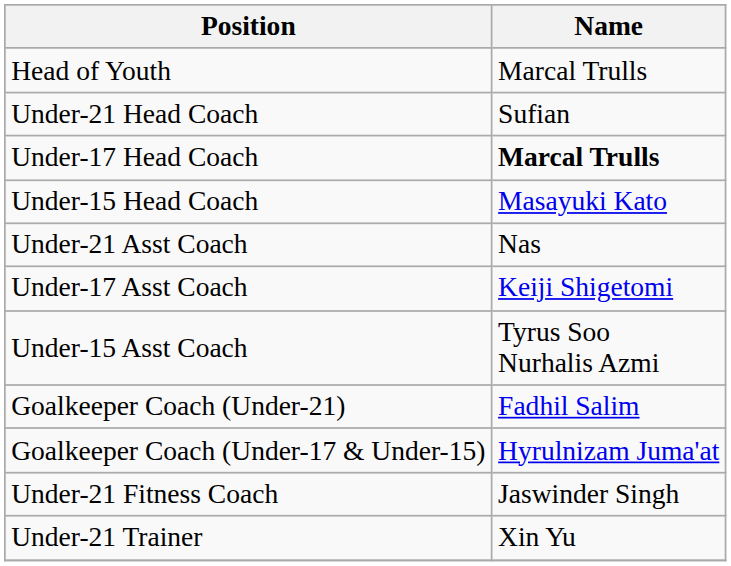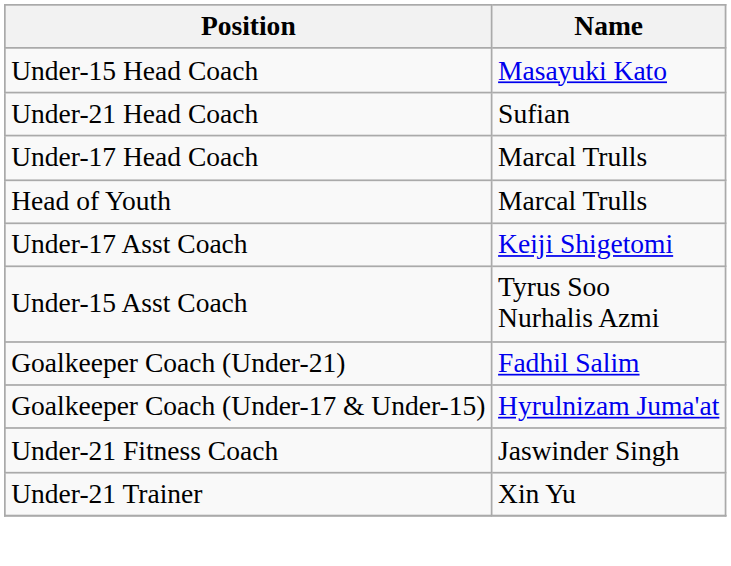rows swapped: (91, 69) <-> (135, 200)
(579, 157) bold -> (573, 157) normal
- row: (129, 244)
